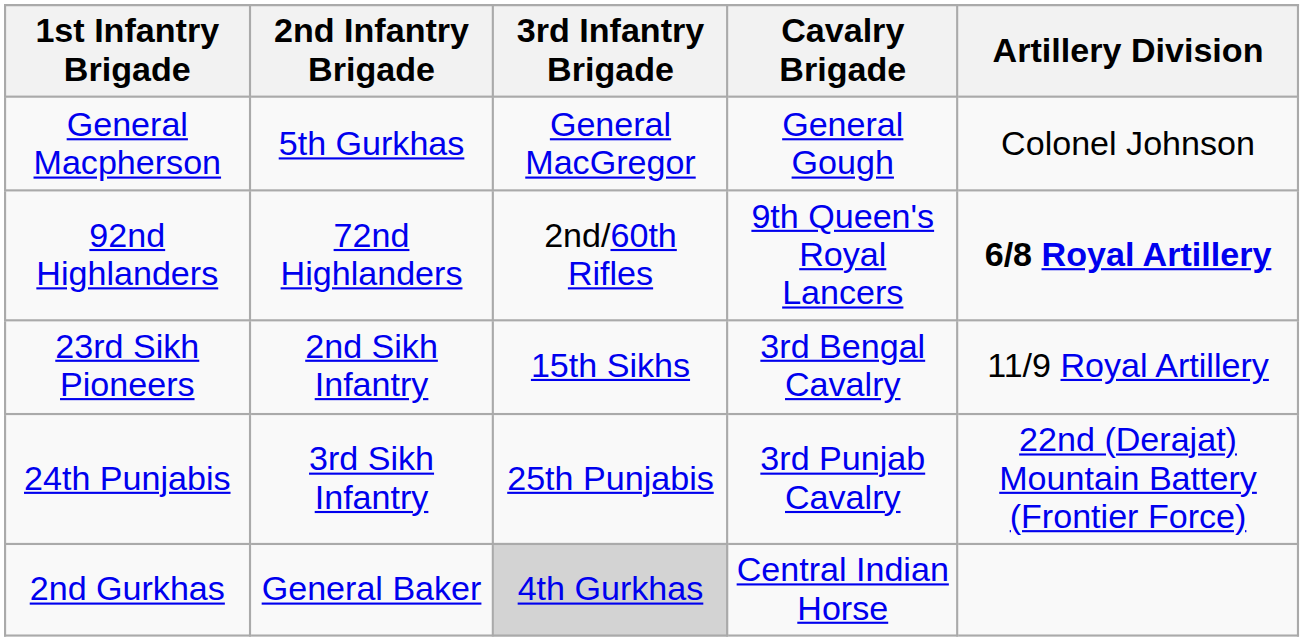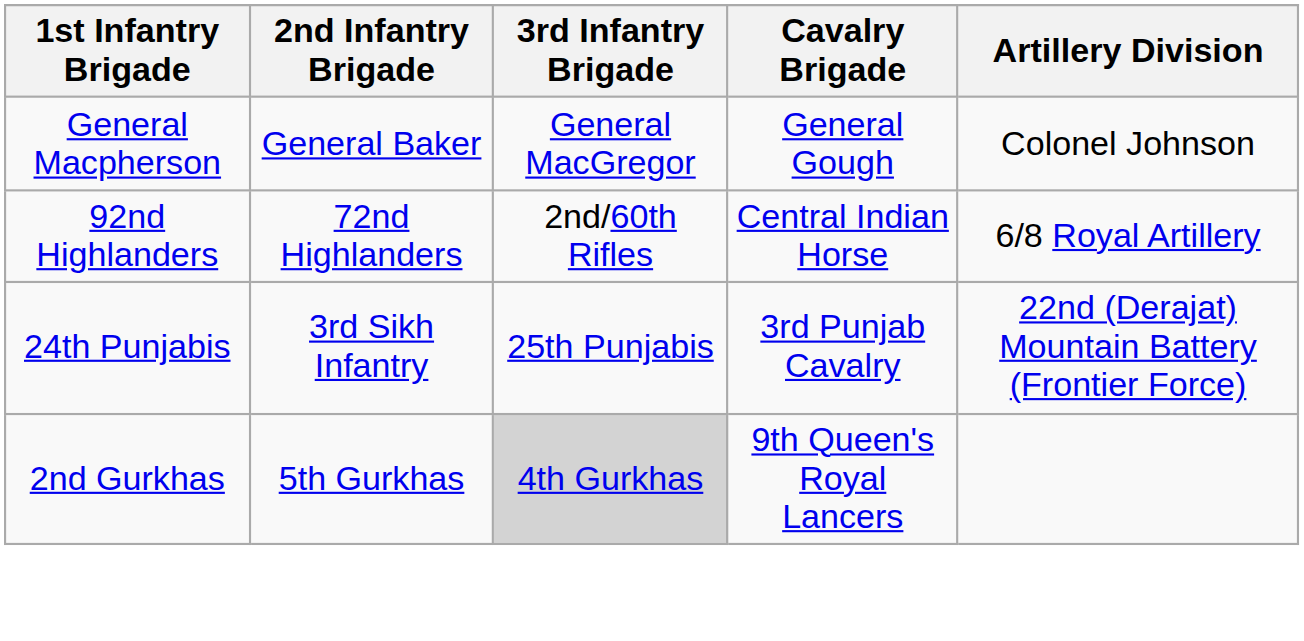(372, 143) 5th Gurkhas -> (372, 143) General Baker
(843, 254) 9th Queen's Royal Lancers -> (843, 235) Central Indian Horse
(1128, 254) bold -> (1128, 235) normal
- row: (127, 366)
(372, 589) General Baker -> (372, 477) 5th Gurkhas
(843, 589) Central Indian Horse -> (843, 477) 9th Queen's Royal Lancers
